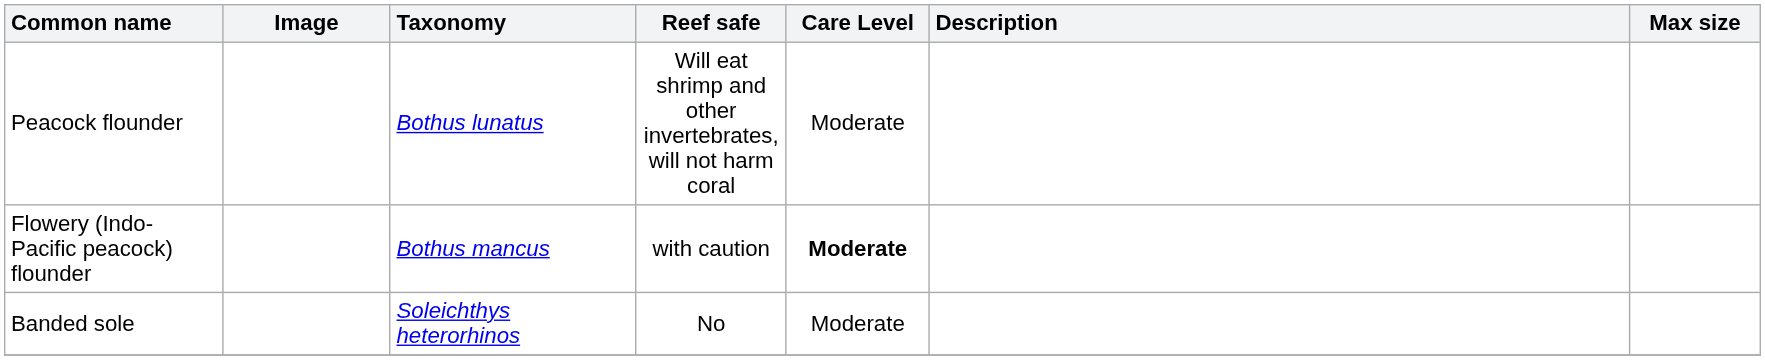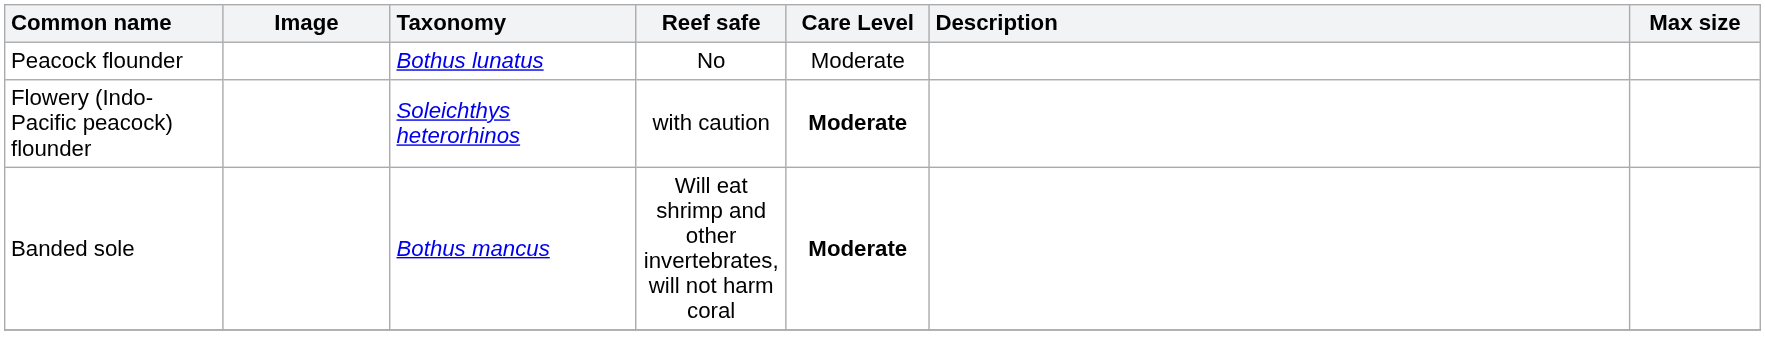(711, 123) Will eat shrimp and other invertebrates, will not harm coral -> (711, 60) No
(473, 248) Bothus mancus -> (458, 123) Soleichthys heterorhinos
(458, 323) Soleichthys heterorhinos -> (473, 248) Bothus mancus
(711, 323) No -> (711, 248) Will eat shrimp and other invertebrates, will not harm coral
(858, 323) normal -> (858, 248) bold
